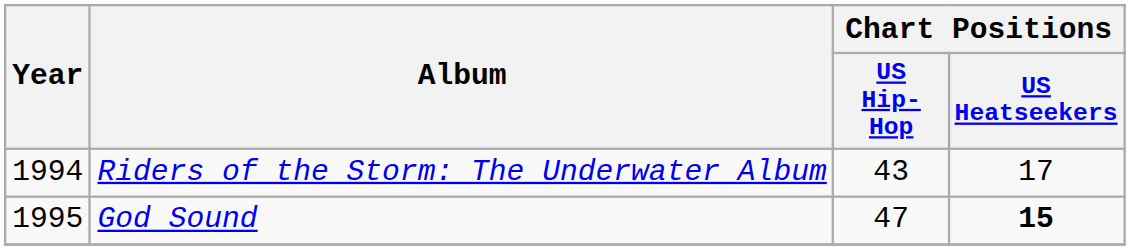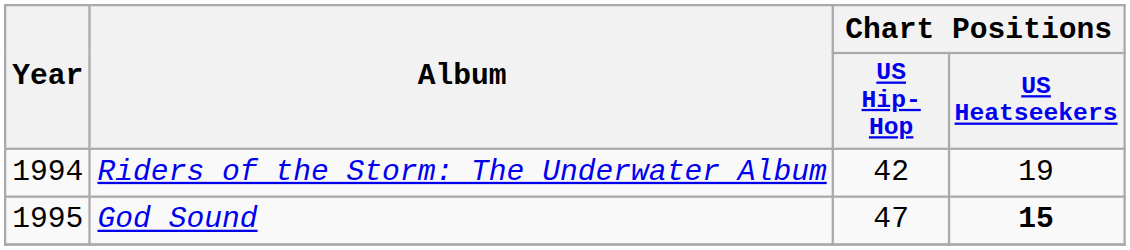(891, 172) 43 -> (891, 172) 42
(1036, 172) 17 -> (1036, 172) 19
